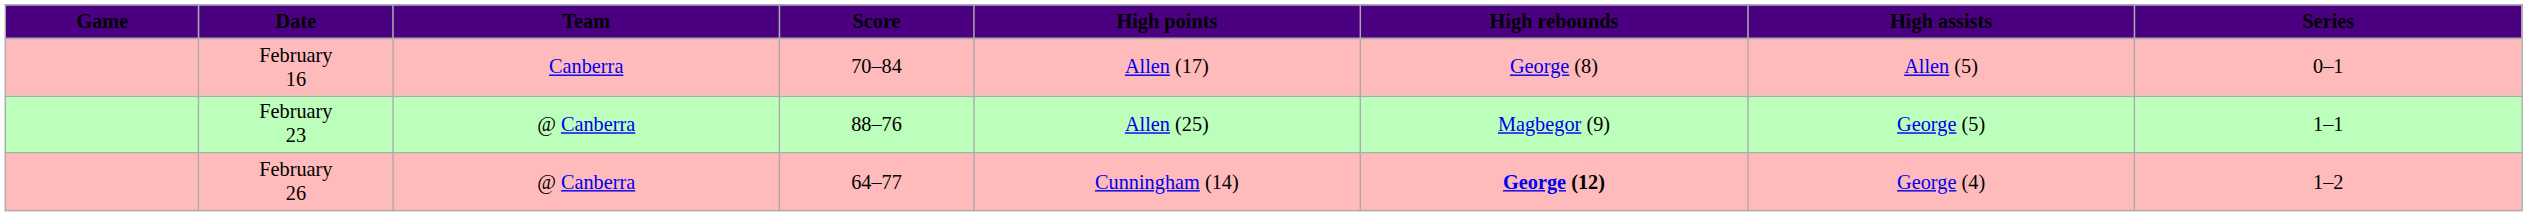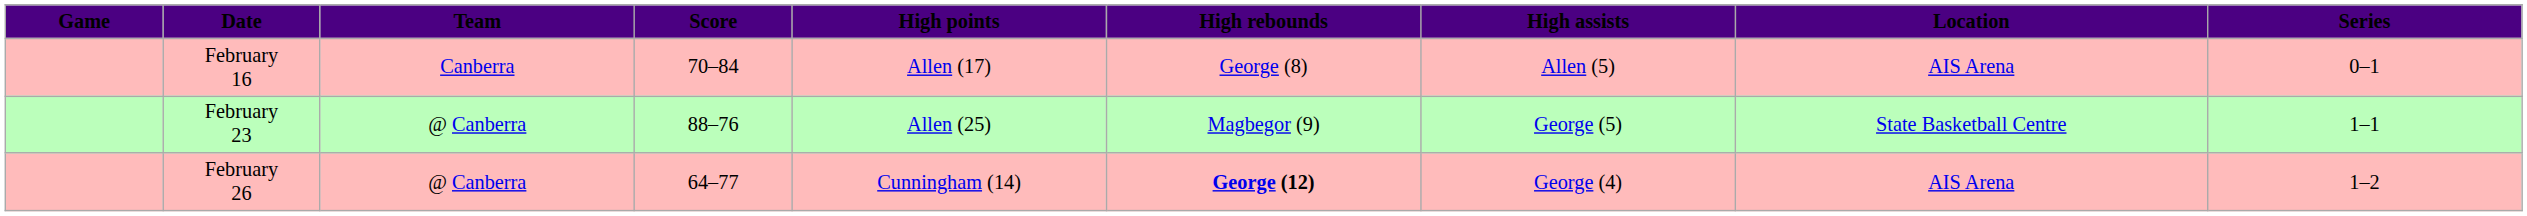+ column: (1971, 21)
